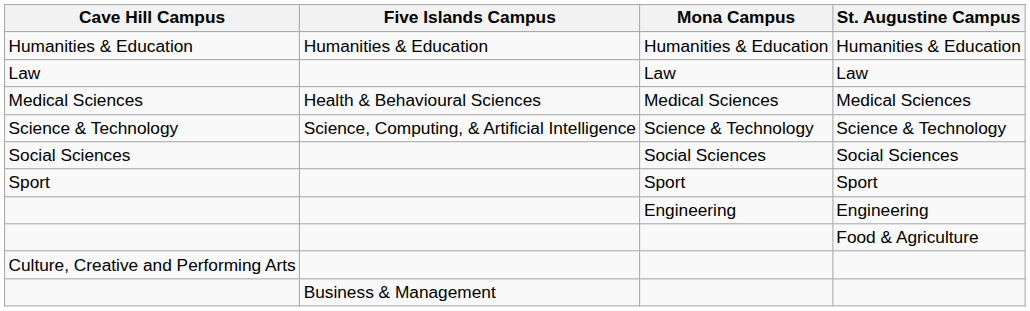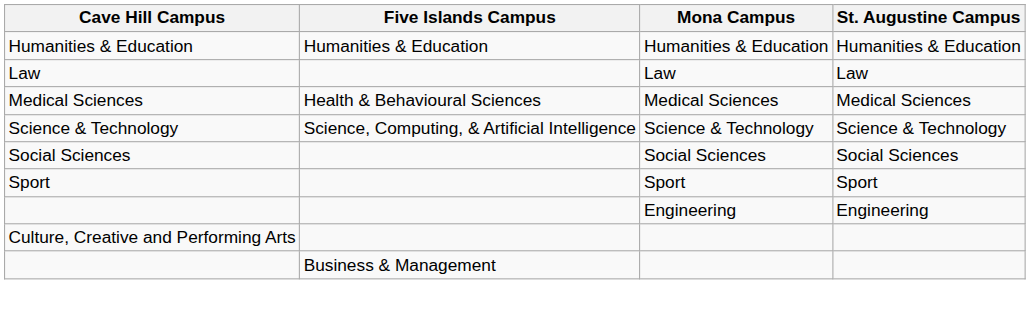- row: (152, 237)
